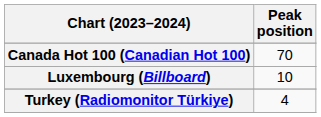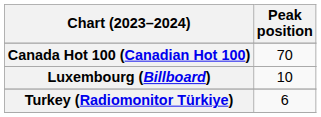(285, 100) 4 -> (285, 100) 6
